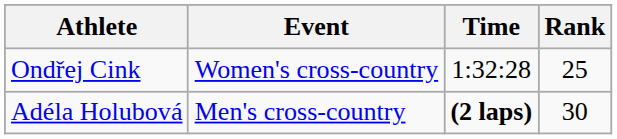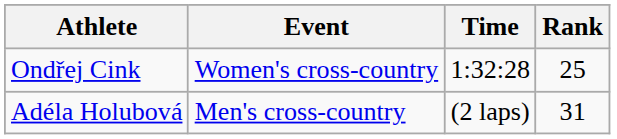(491, 112) bold -> (490, 112) normal
(575, 112) 30 -> (573, 112) 31
